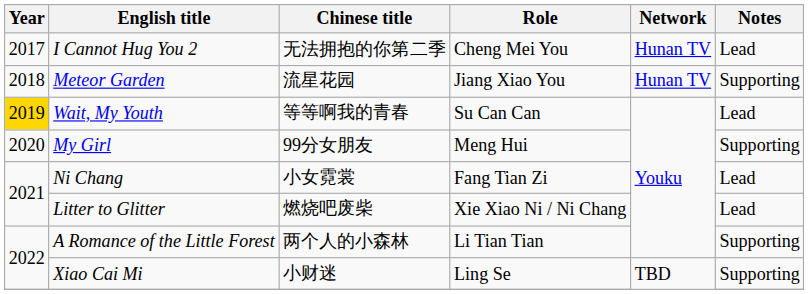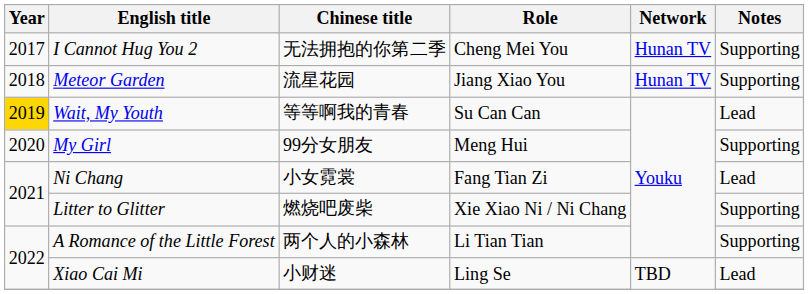(738, 49) Lead -> (760, 49) Supporting
(738, 209) Lead -> (760, 209) Supporting
(760, 273) Supporting -> (738, 273) Lead
